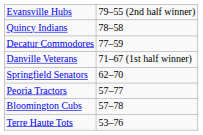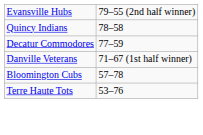- row: (47, 75)
- row: (37, 91)
